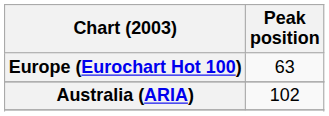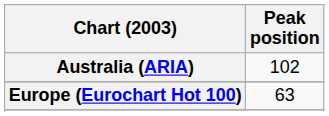rows swapped: (125, 95) <-> (125, 67)
